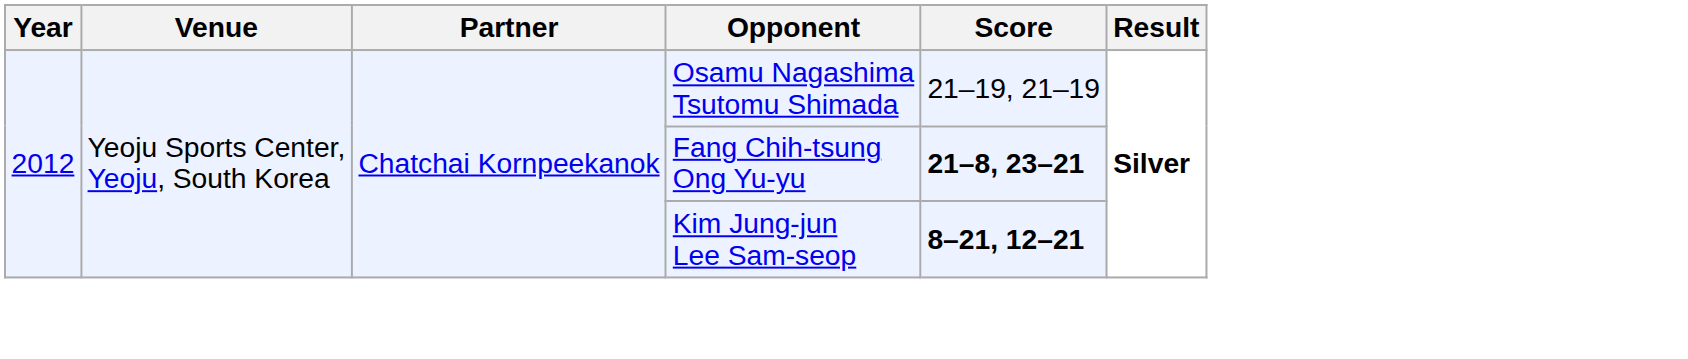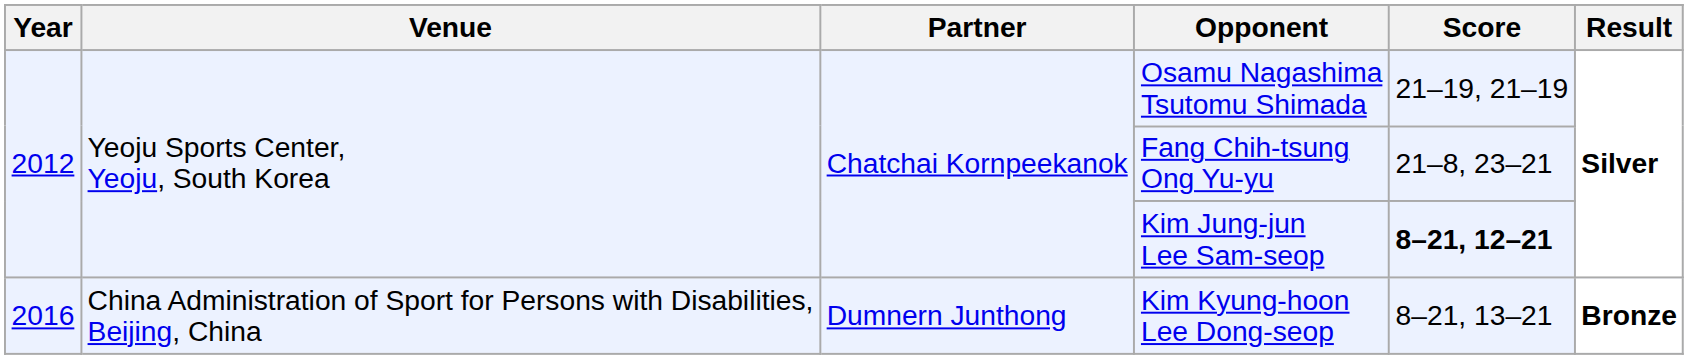(1006, 164) bold -> (1474, 164) normal
+ row: (1245, 316)
